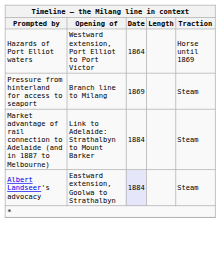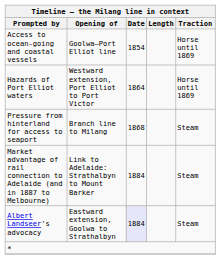+ row: (31, 47)
(136, 91) 1869 -> (136, 127) 1868
